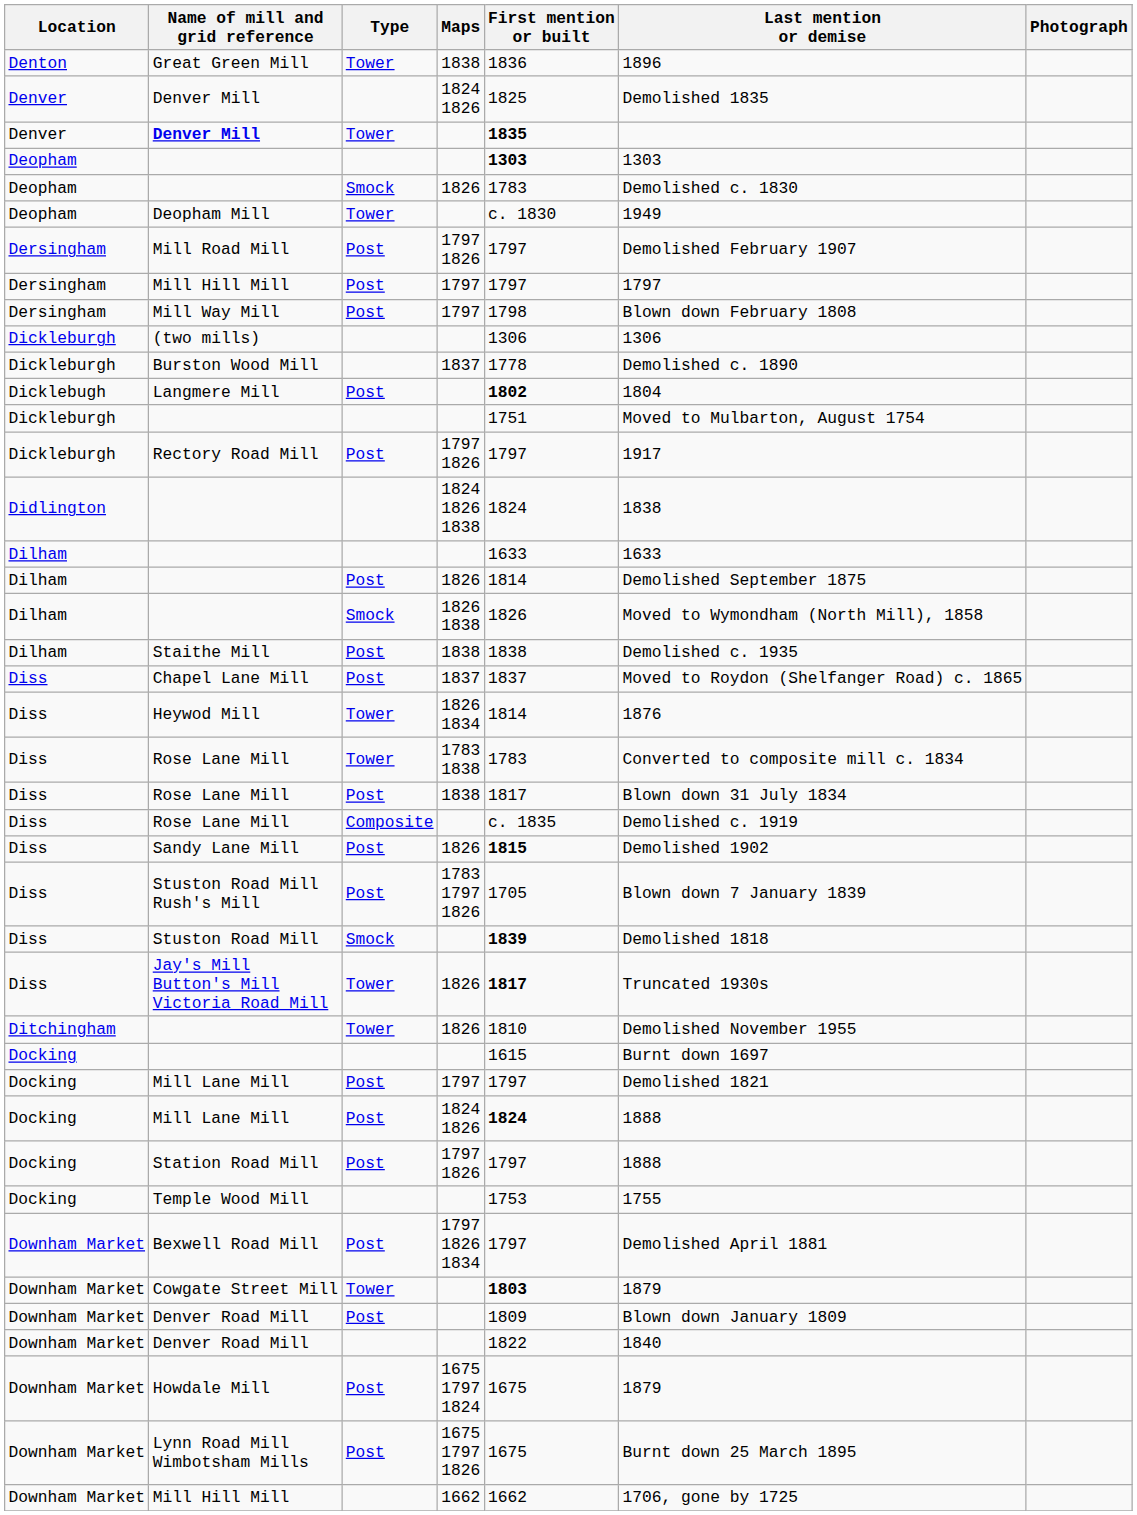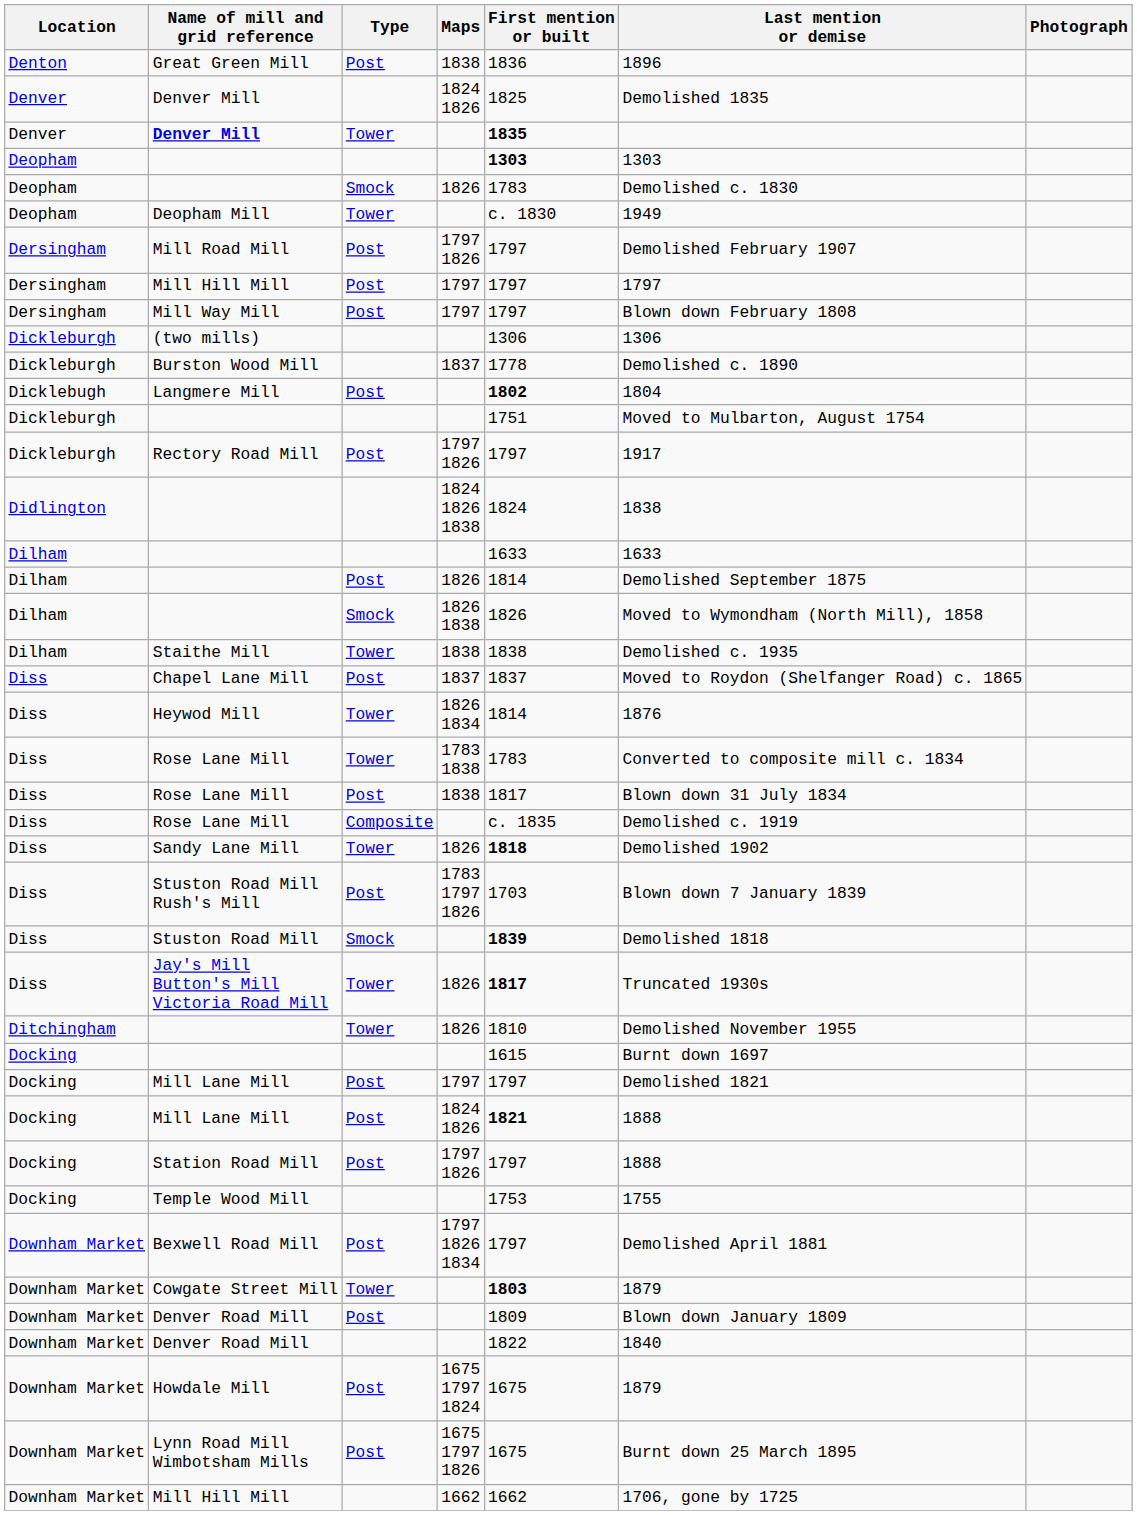(370, 63) Tower -> (365, 63) Post
(508, 312) 1798 -> (508, 312) 1797
(365, 652) Post -> (370, 652) Tower
(365, 849) Post -> (370, 849) Tower
(508, 849) 1815 -> (508, 849) 1818
(508, 894) 1705 -> (508, 894) 1703
(508, 1118) 1824 -> (508, 1118) 1821
